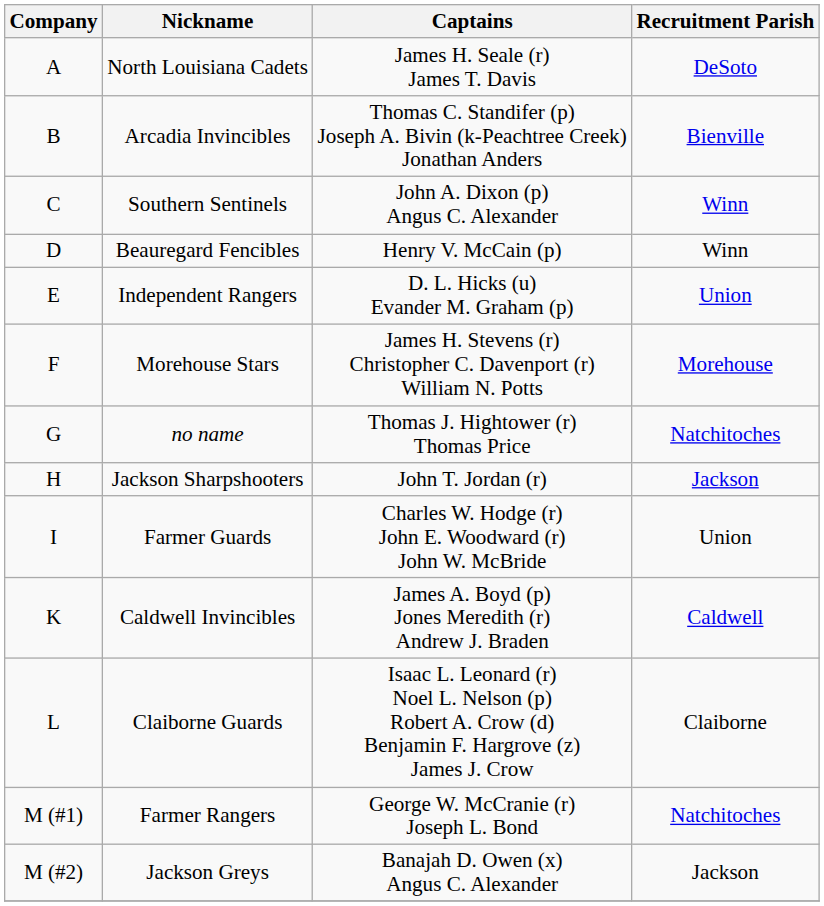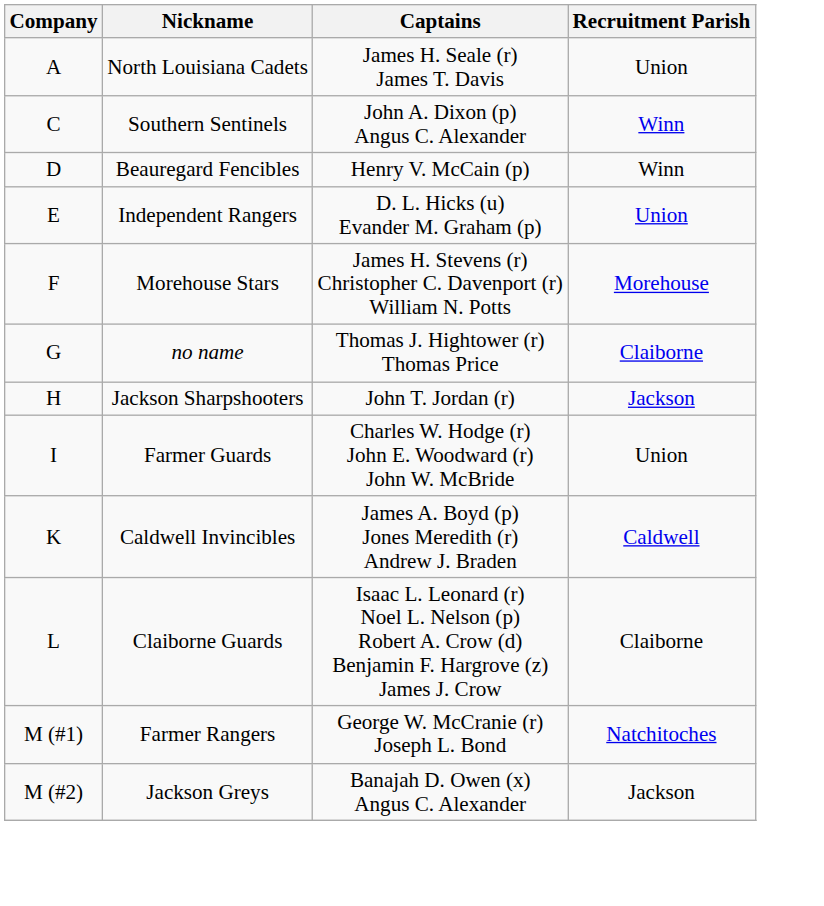(725, 66) DeSoto -> (661, 66) Union
- row: (208, 135)
(725, 433) Natchitoches -> (661, 352) Claiborne
